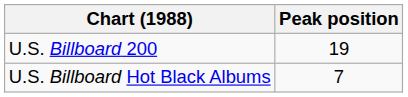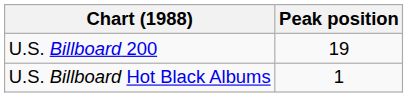(339, 77) 7 -> (339, 77) 1
